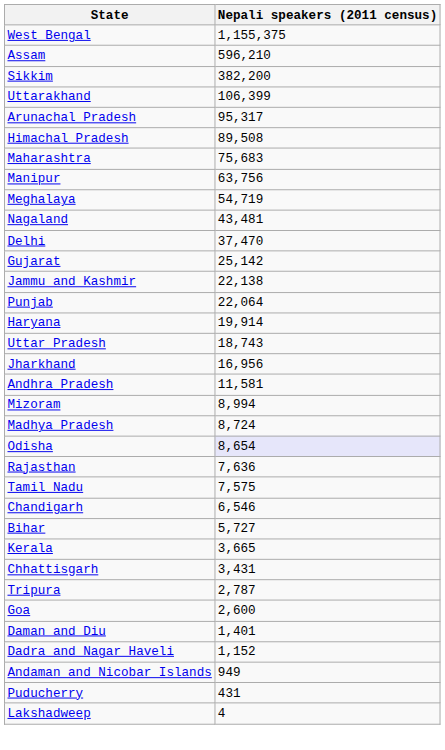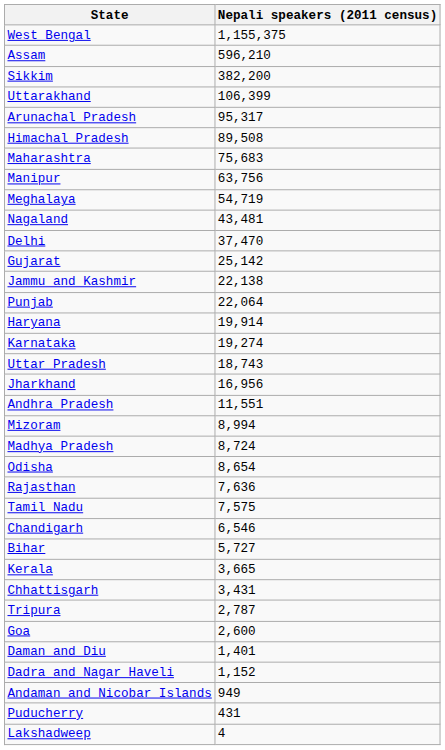+ row: (42, 344)
(241, 385) 11,581 -> (241, 405) 11,551
(237, 446) lavender background -> (237, 467) no background
